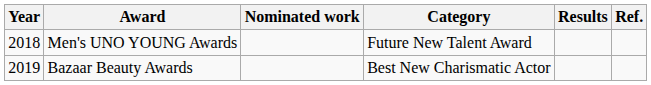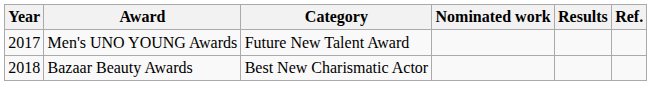columns swapped: (459, 17) <-> (302, 17)
(24, 42) 2018 -> (24, 42) 2017
(24, 67) 2019 -> (24, 67) 2018
